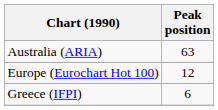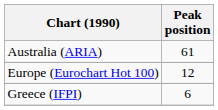(188, 51) 63 -> (188, 51) 61
